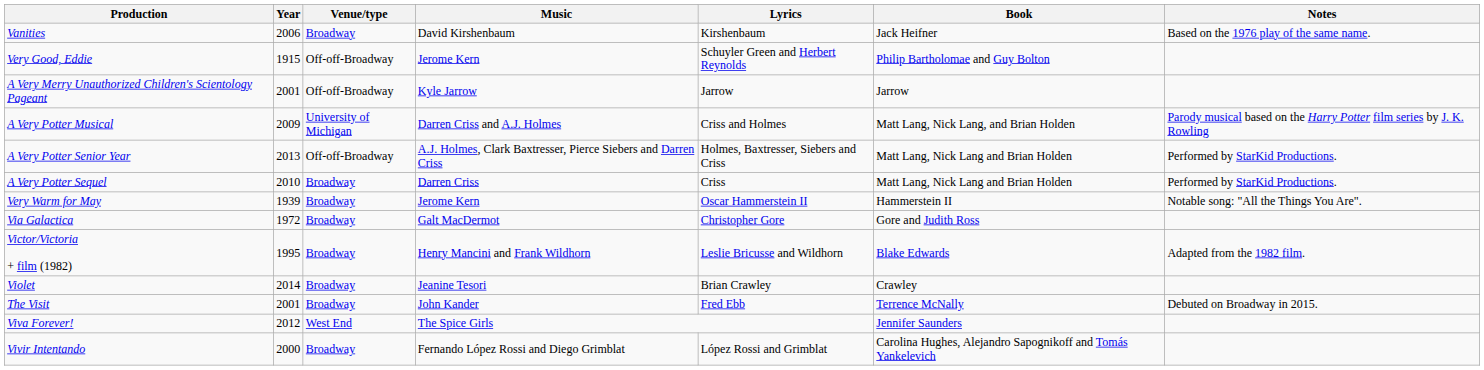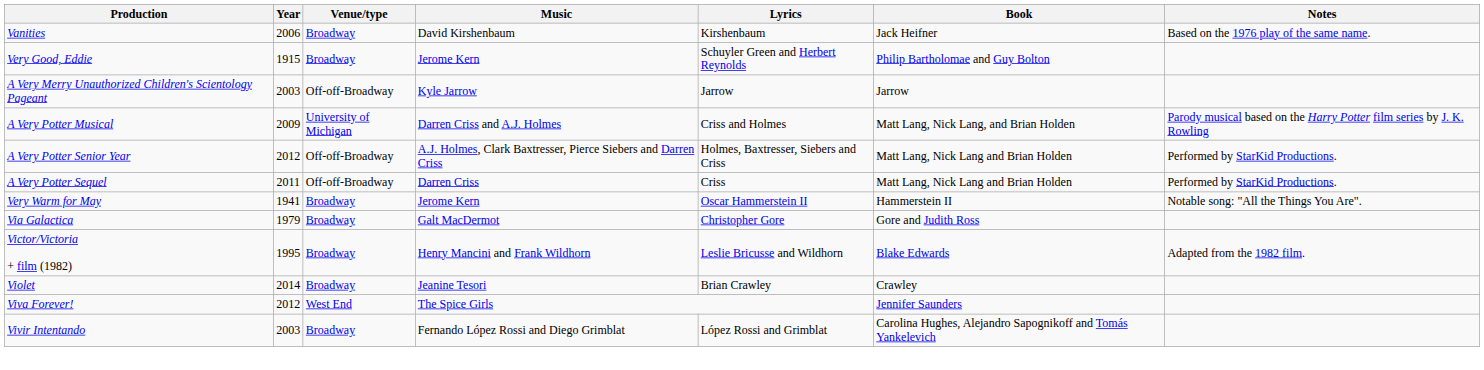(350, 58) Off-off-Broadway -> (331, 58) Broadway
(288, 91) 2001 -> (288, 91) 2003
(288, 156) 2013 -> (288, 156) 2012
(288, 182) 2010 -> (288, 182) 2011
(331, 182) Broadway -> (350, 182) Off-off-Broadway
(288, 201) 1939 -> (288, 201) 1941
(288, 220) 1972 -> (288, 220) 1979
- row: (28, 304)
(288, 349) 2000 -> (288, 330) 2003
